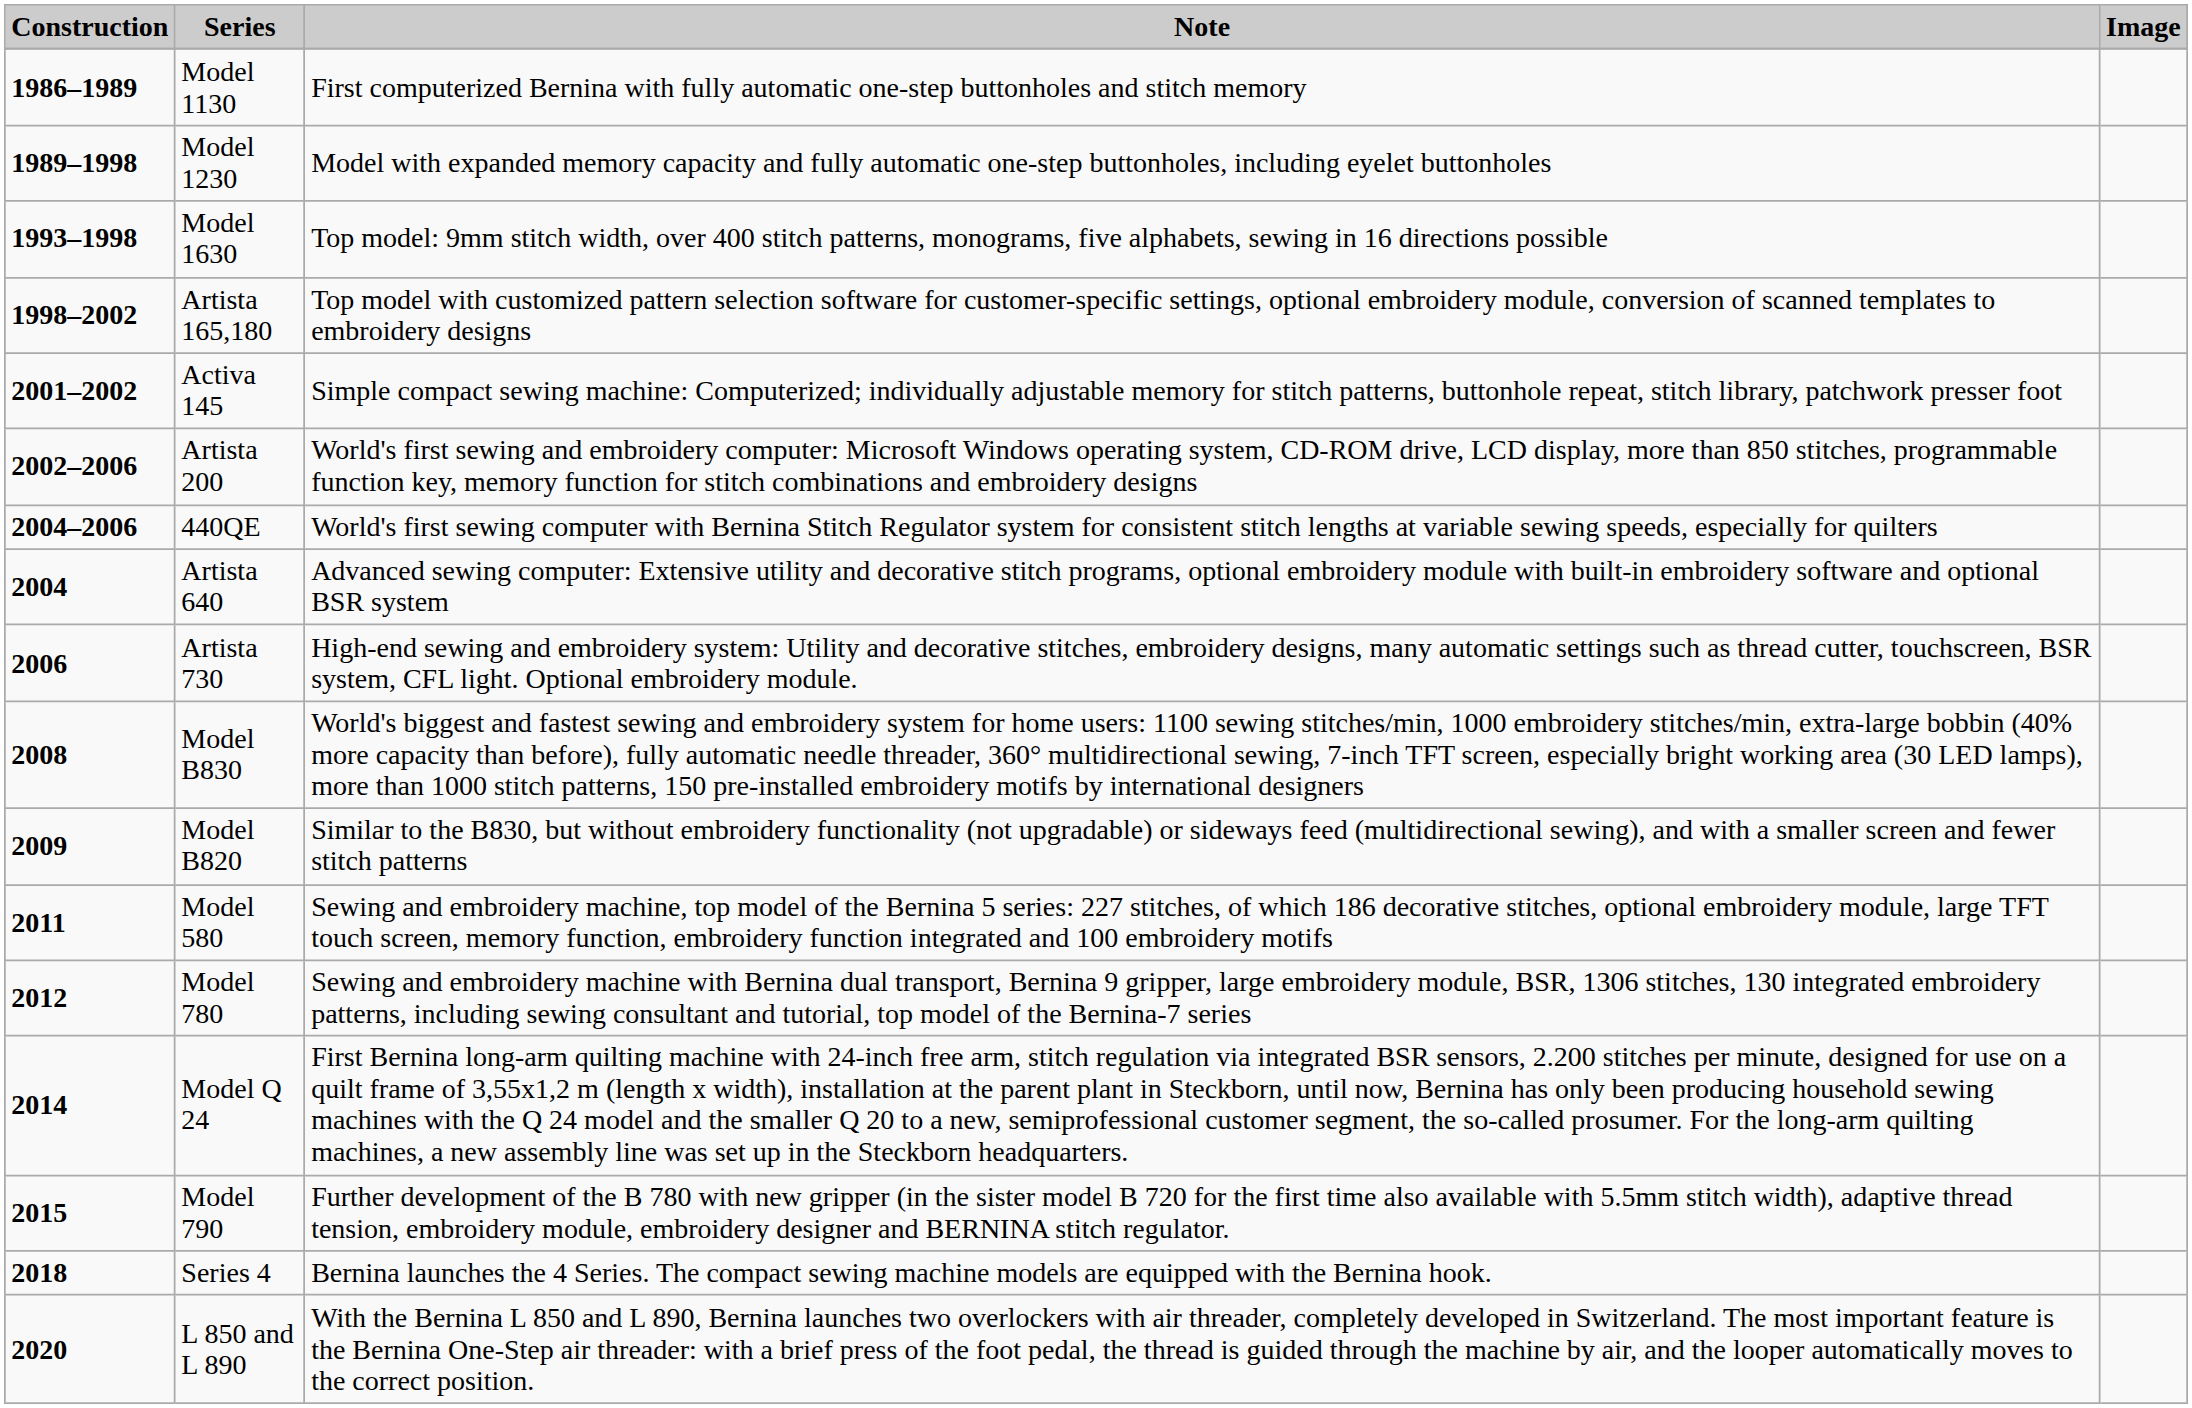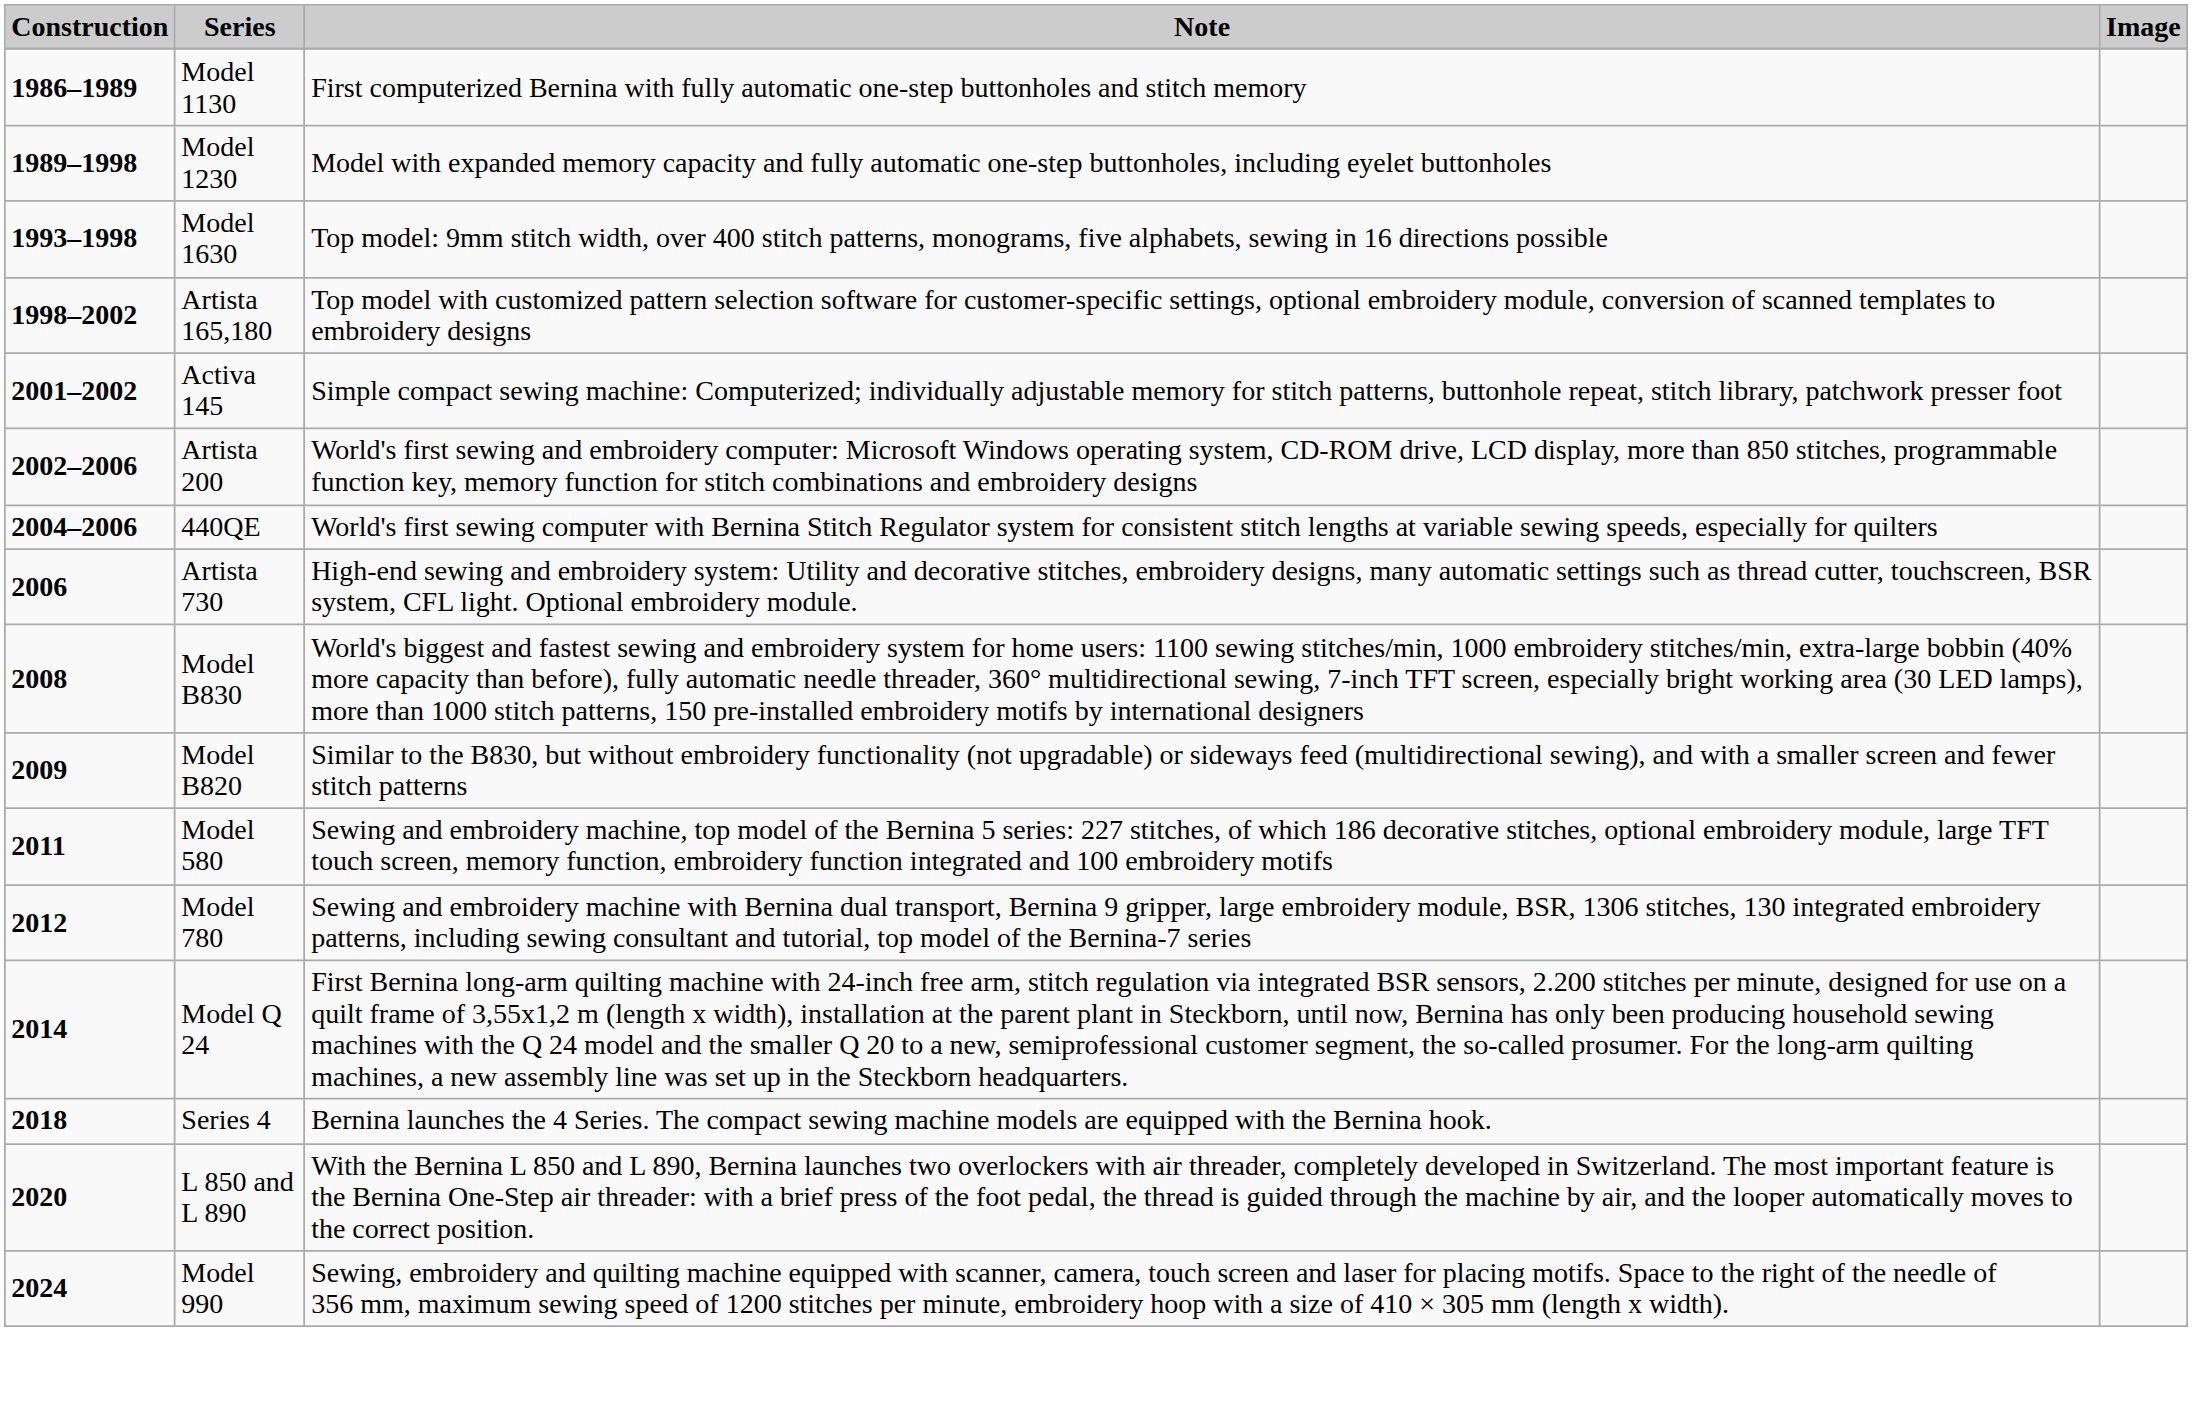- row: (219, 586)
- row: (218, 1212)
+ row: (218, 1288)
